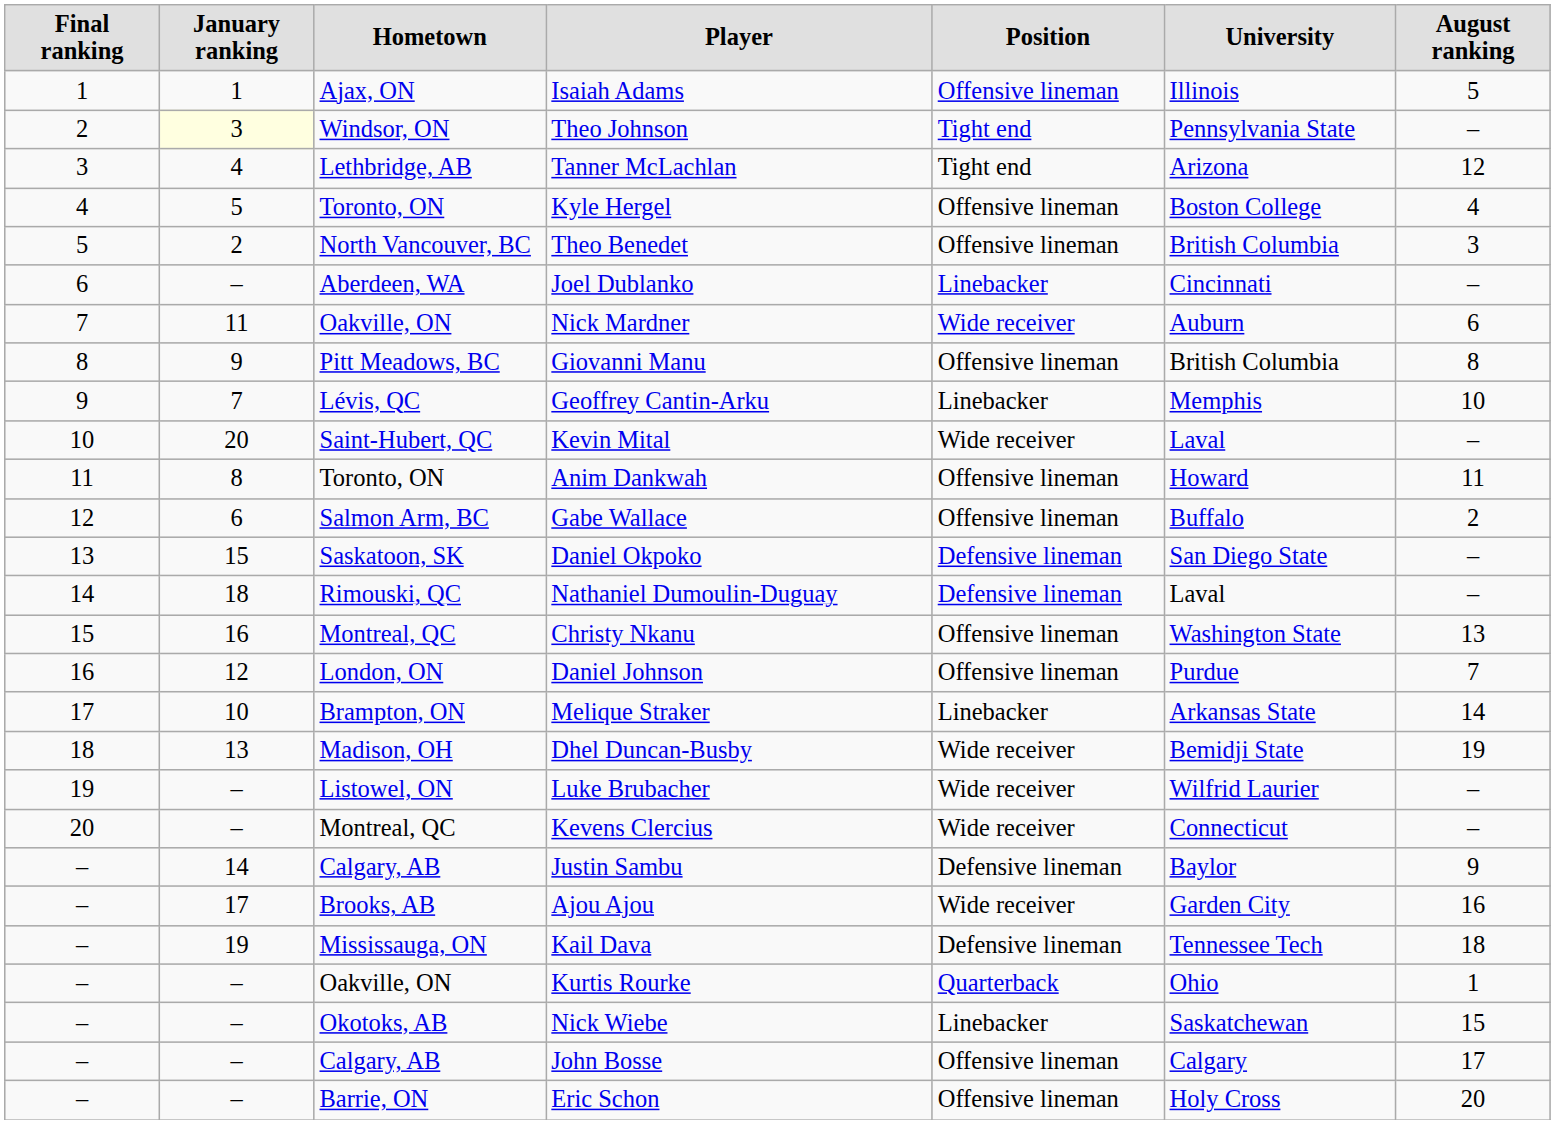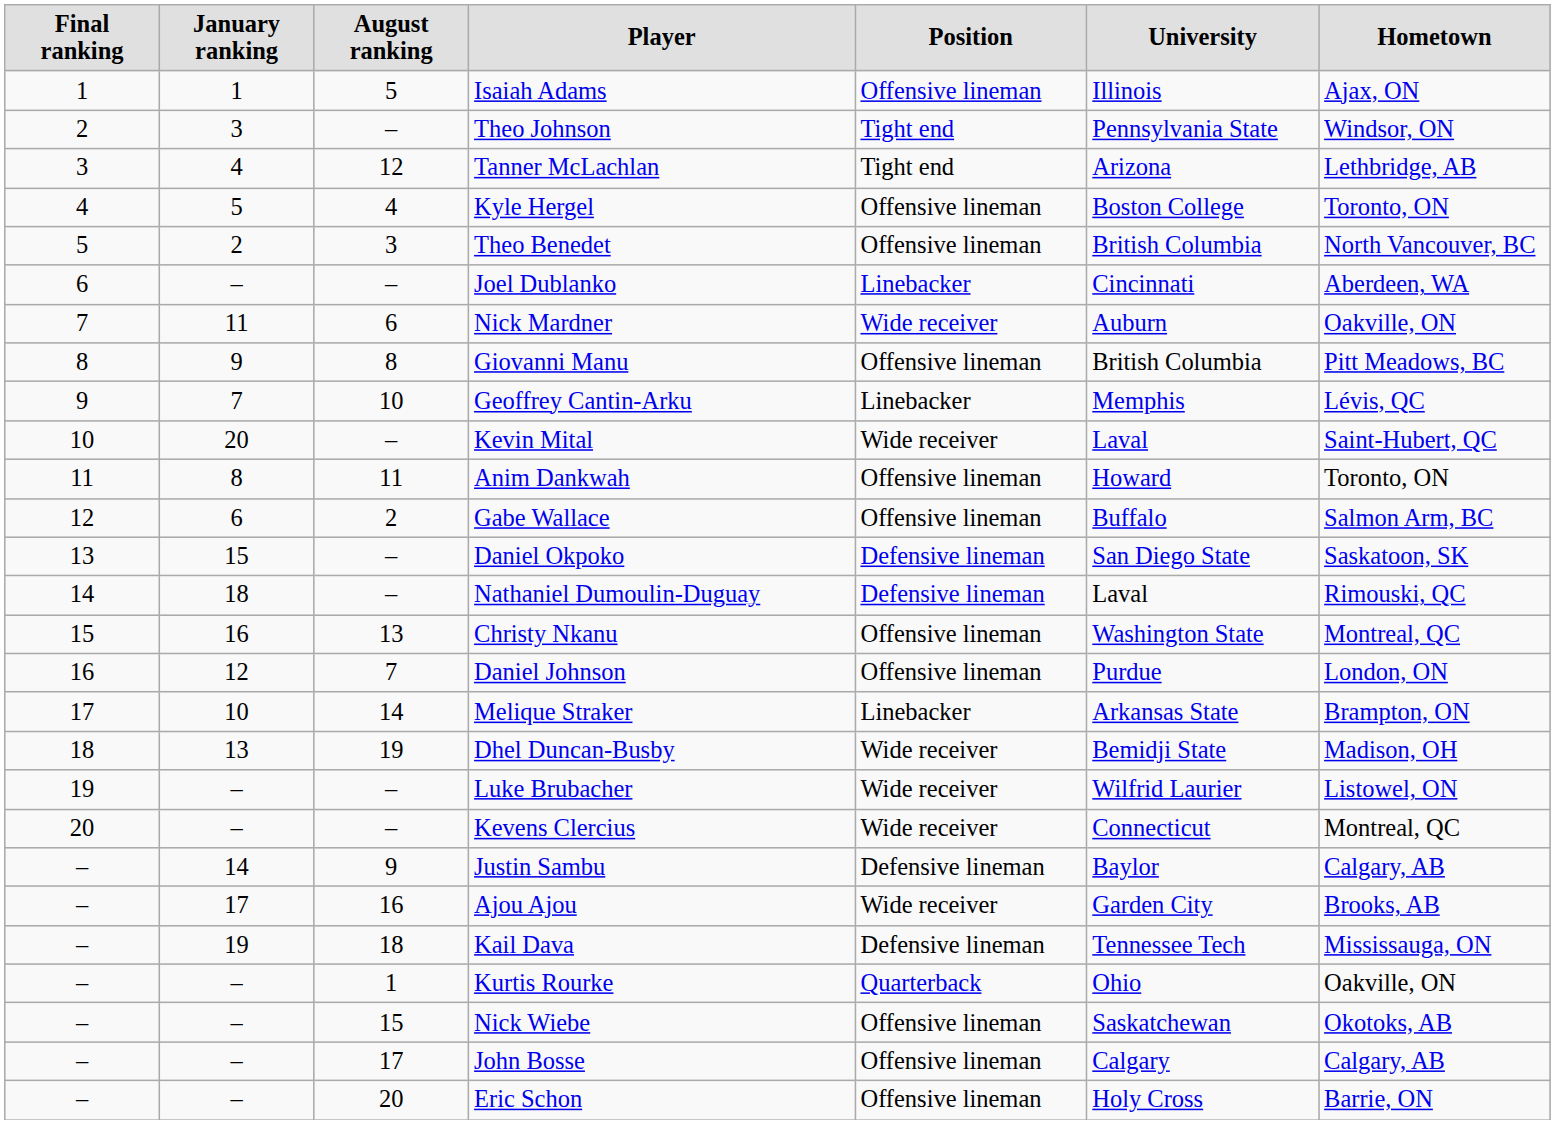columns swapped: (1473, 37) <-> (430, 37)
(237, 129) lightyellow background -> (237, 129) no background
(993, 1022) Linebacker -> (951, 1022) Offensive lineman
